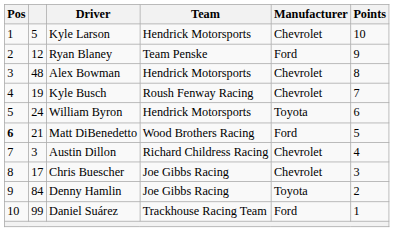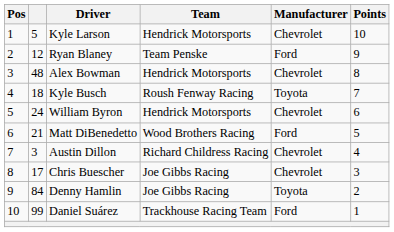(37, 92) 19 -> (37, 92) 18
(298, 92) Chevrolet -> (291, 92) Toyota
(291, 112) Toyota -> (298, 112) Chevrolet
(10, 132) bold -> (10, 132) normal
